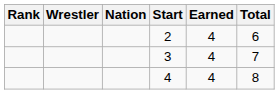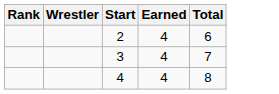- column: (126, 15)
